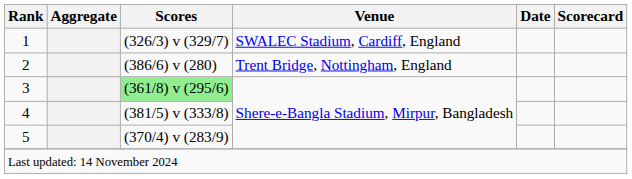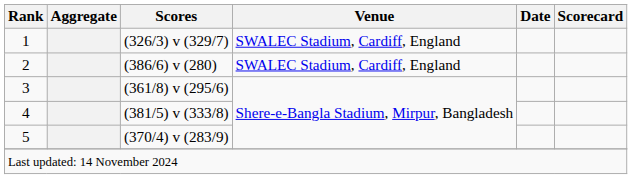(344, 64) Trent Bridge, Nottingham, England -> (348, 64) SWALEC Stadium, Cardiff, England
(176, 88) lightgreen background -> (176, 88) no background
